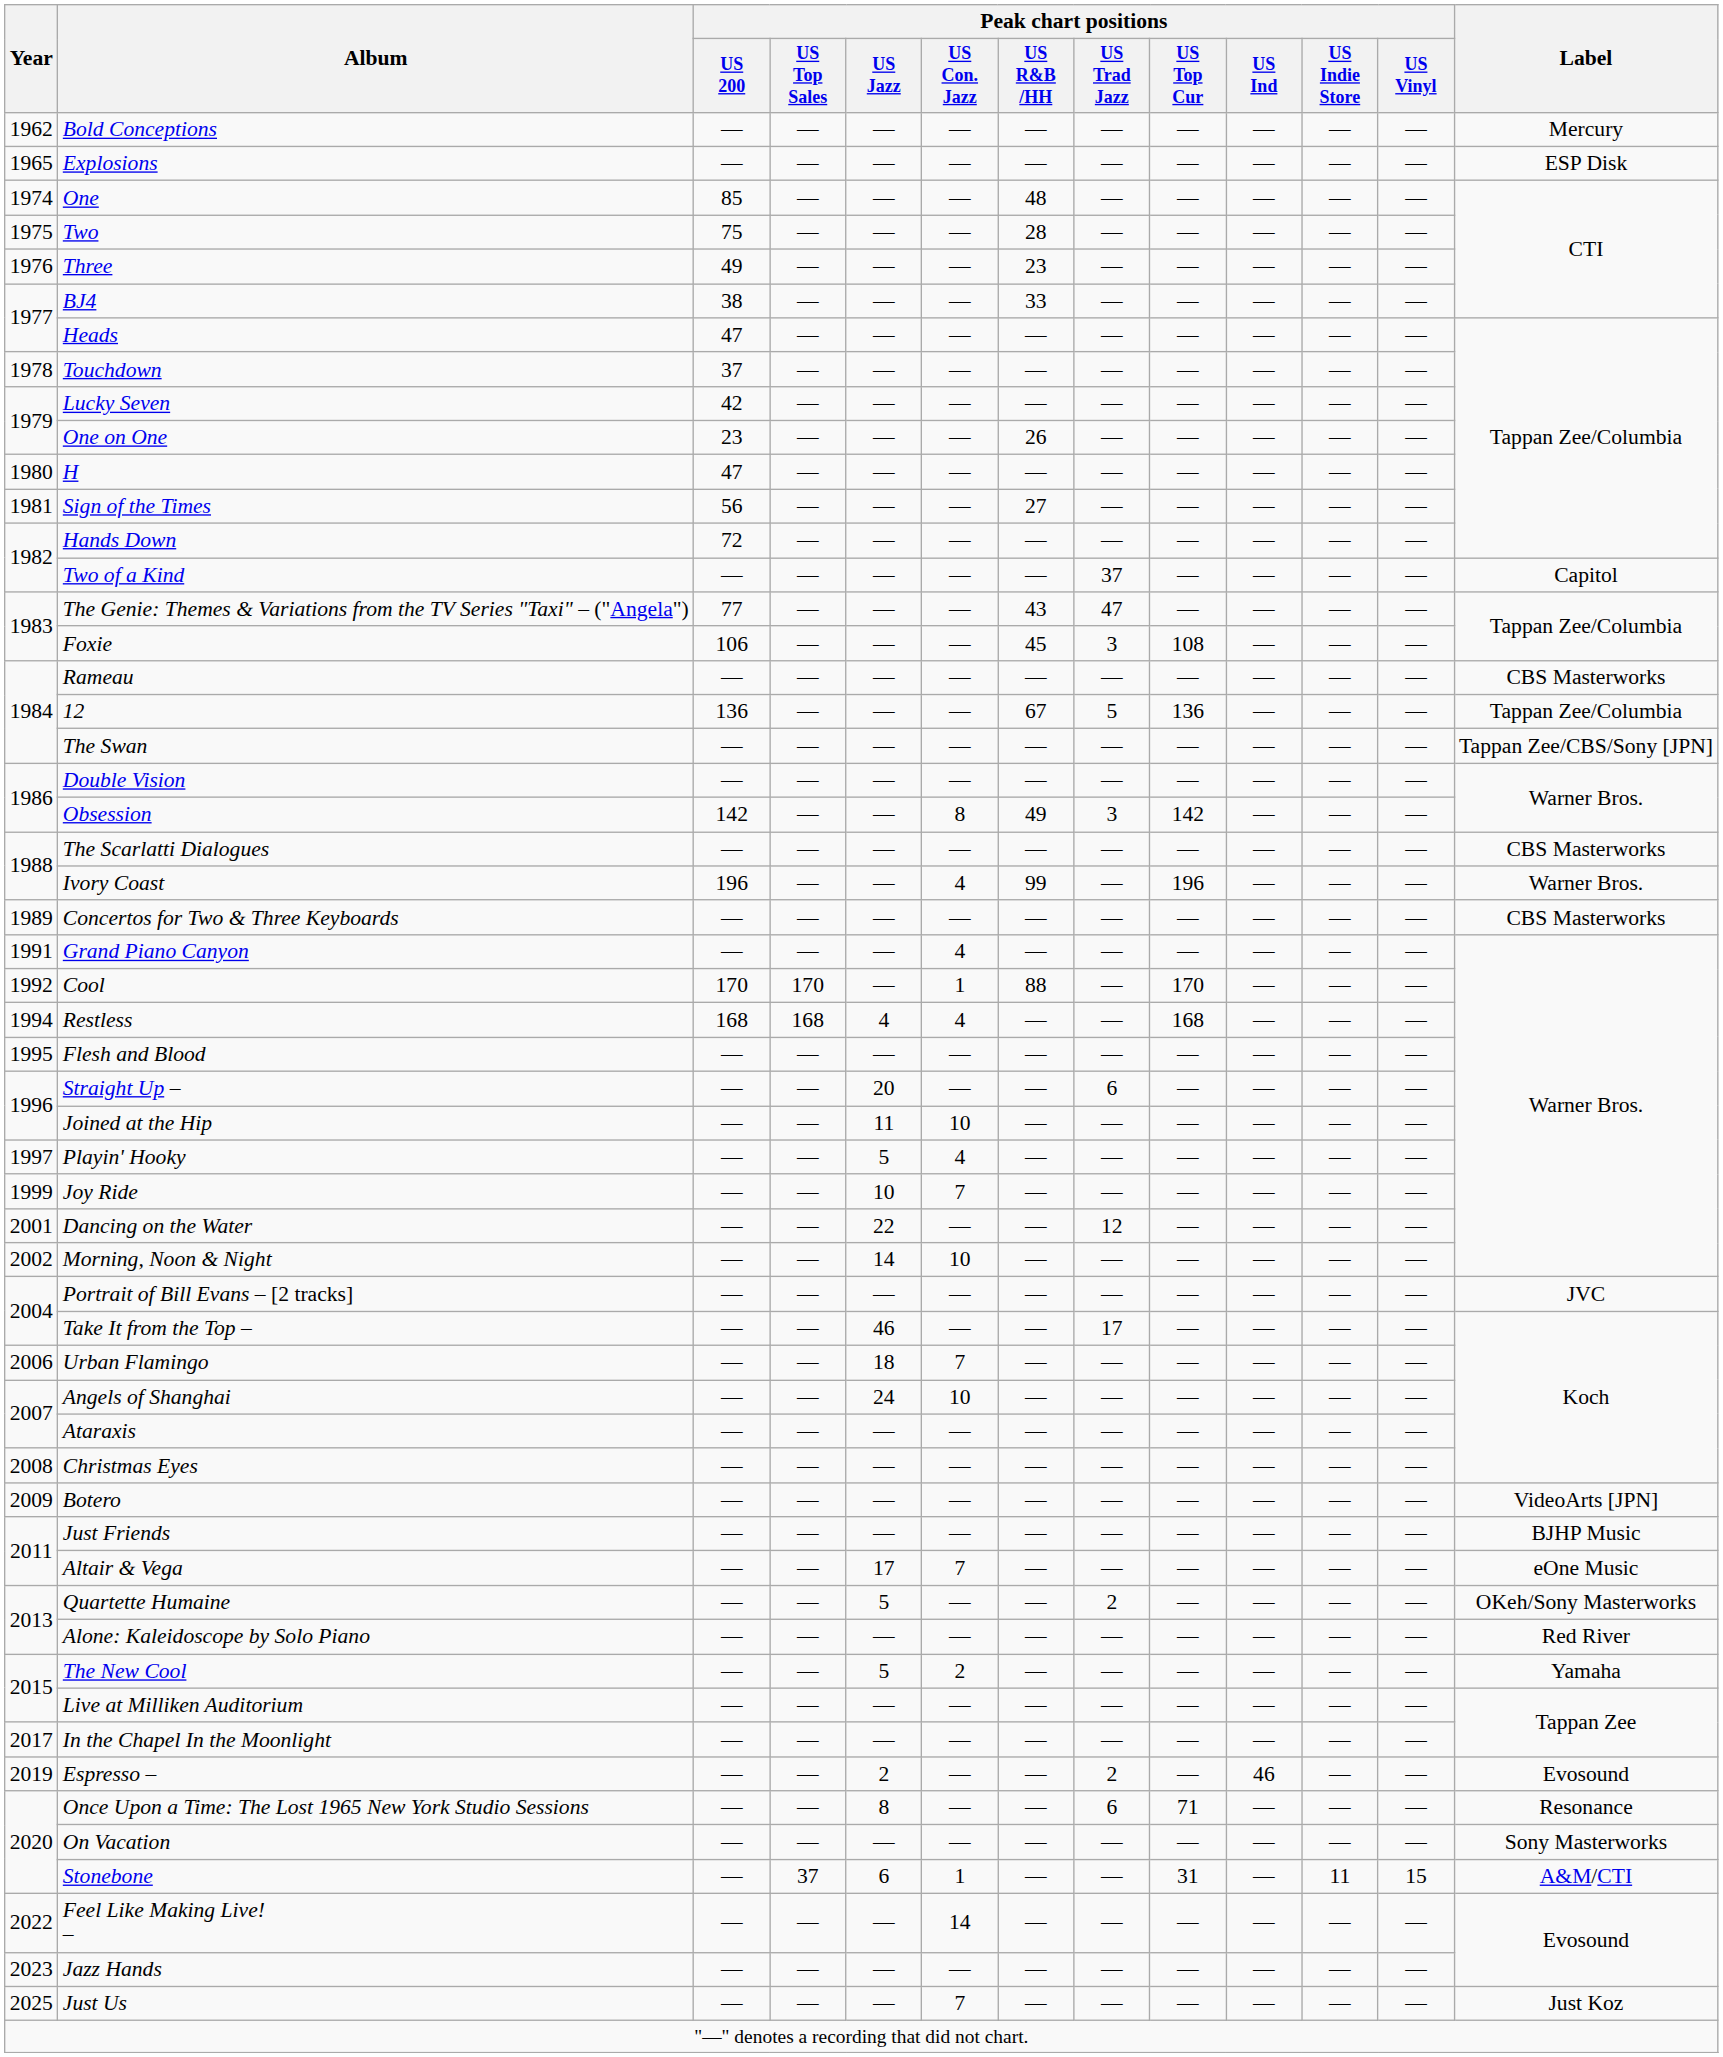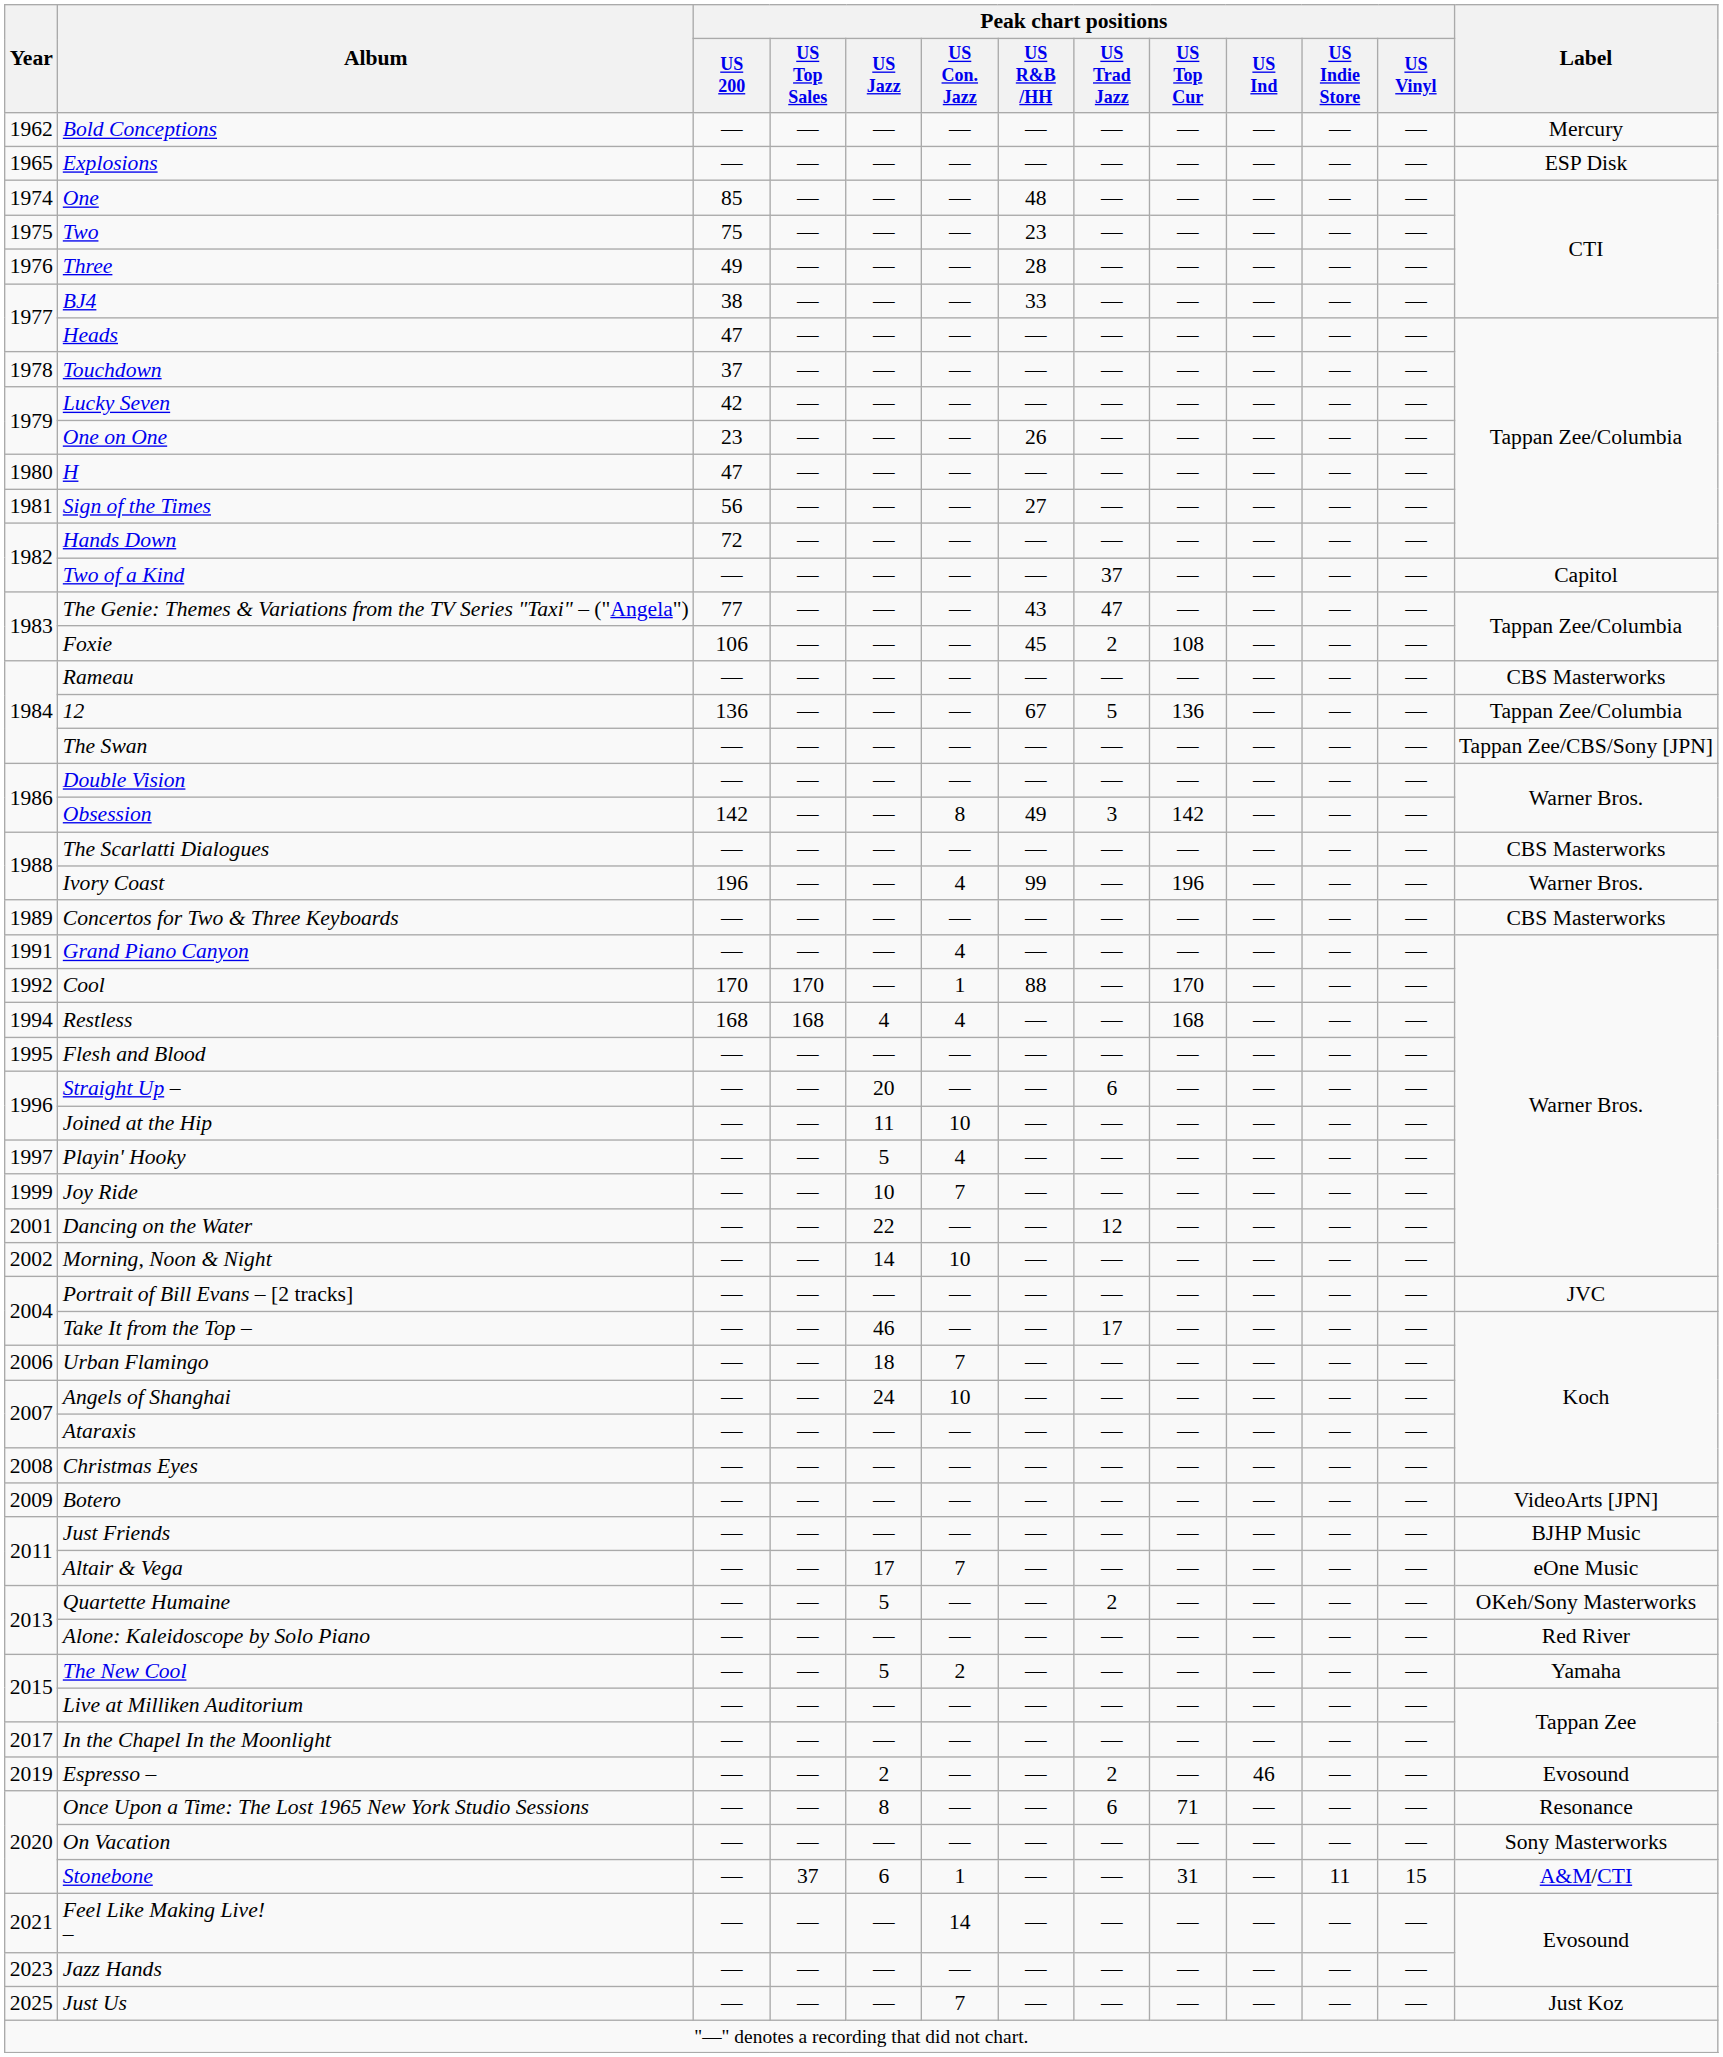(1036, 231) 28 -> (1036, 231) 23
(1036, 266) 23 -> (1036, 266) 28
(1112, 643) 3 -> (1112, 643) 2
(31, 1922) 2022 -> (31, 1922) 2021
